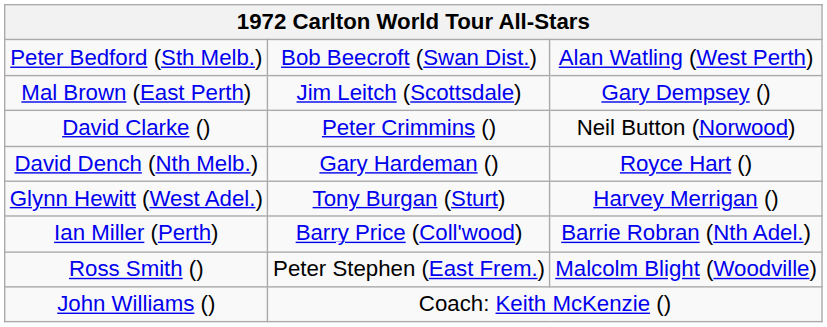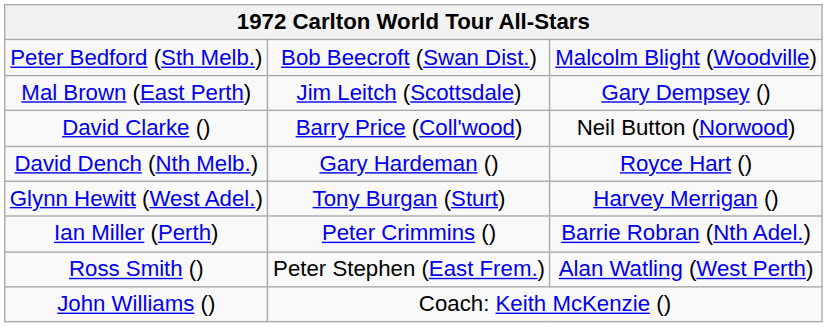(686, 57) Alan Watling (West Perth) -> (686, 57) Malcolm Blight (Woodville)
(409, 127) Peter Crimmins () -> (409, 127) Barry Price (Coll'wood)
(409, 233) Barry Price (Coll'wood) -> (409, 233) Peter Crimmins ()
(686, 269) Malcolm Blight (Woodville) -> (686, 269) Alan Watling (West Perth)
